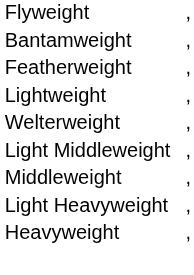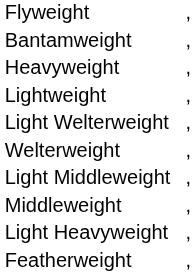rows swapped: (68, 67) <-> (62, 232)
+ row: (87, 122)
